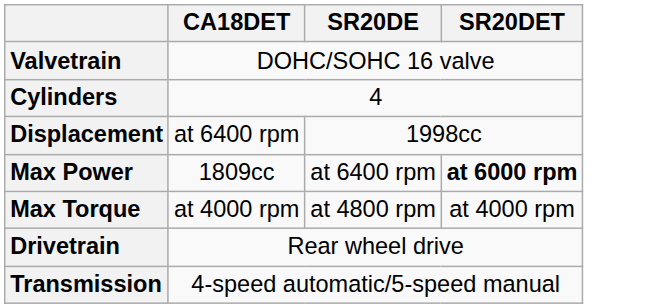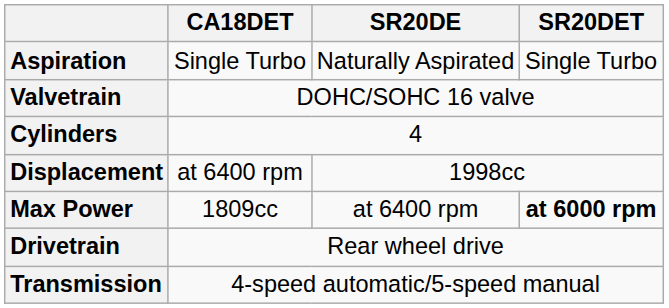+ row: (68, 60)
- row: (75, 209)
